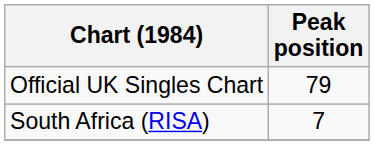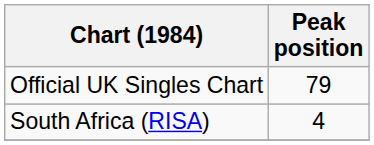(319, 121) 7 -> (319, 121) 4
